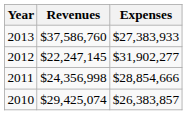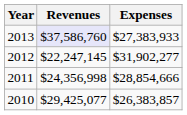(73, 36) no background -> (73, 36) lavender background
(73, 99) $29,425,074 -> (73, 99) $29,425,077
